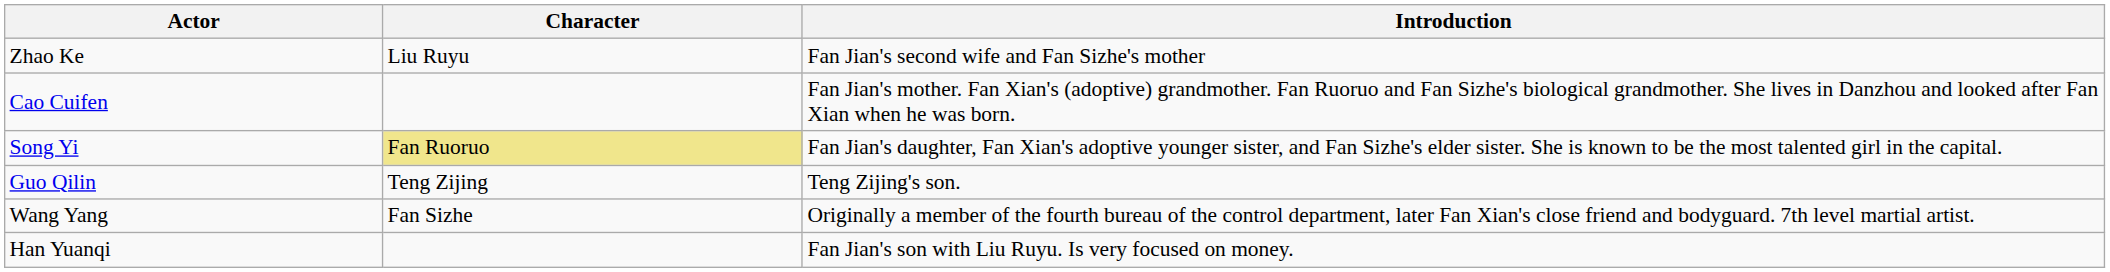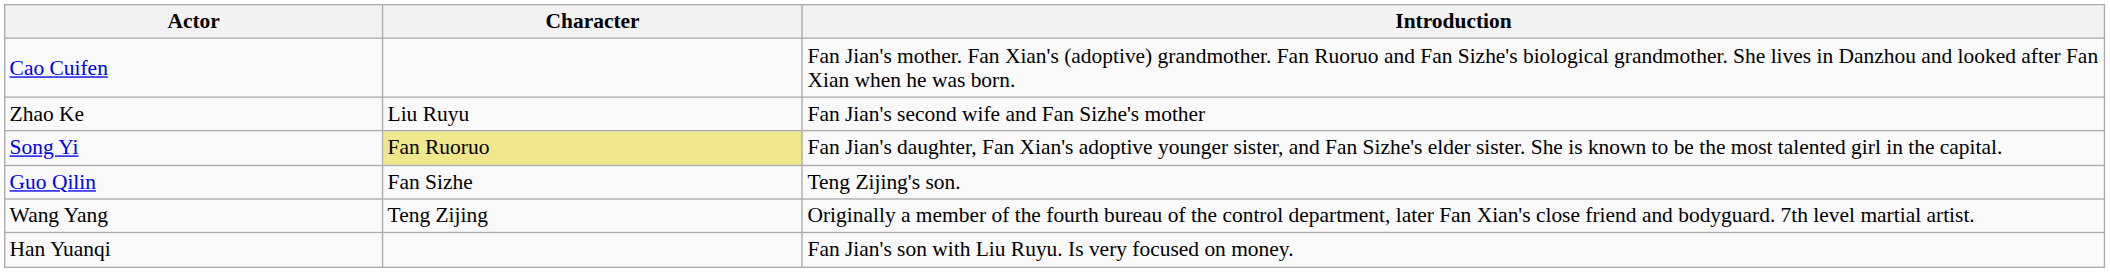rows swapped: (59, 101) <-> (47, 55)
(438, 181) Teng Zijing -> (430, 181) Fan Sizhe
(430, 215) Fan Sizhe -> (438, 215) Teng Zijing
